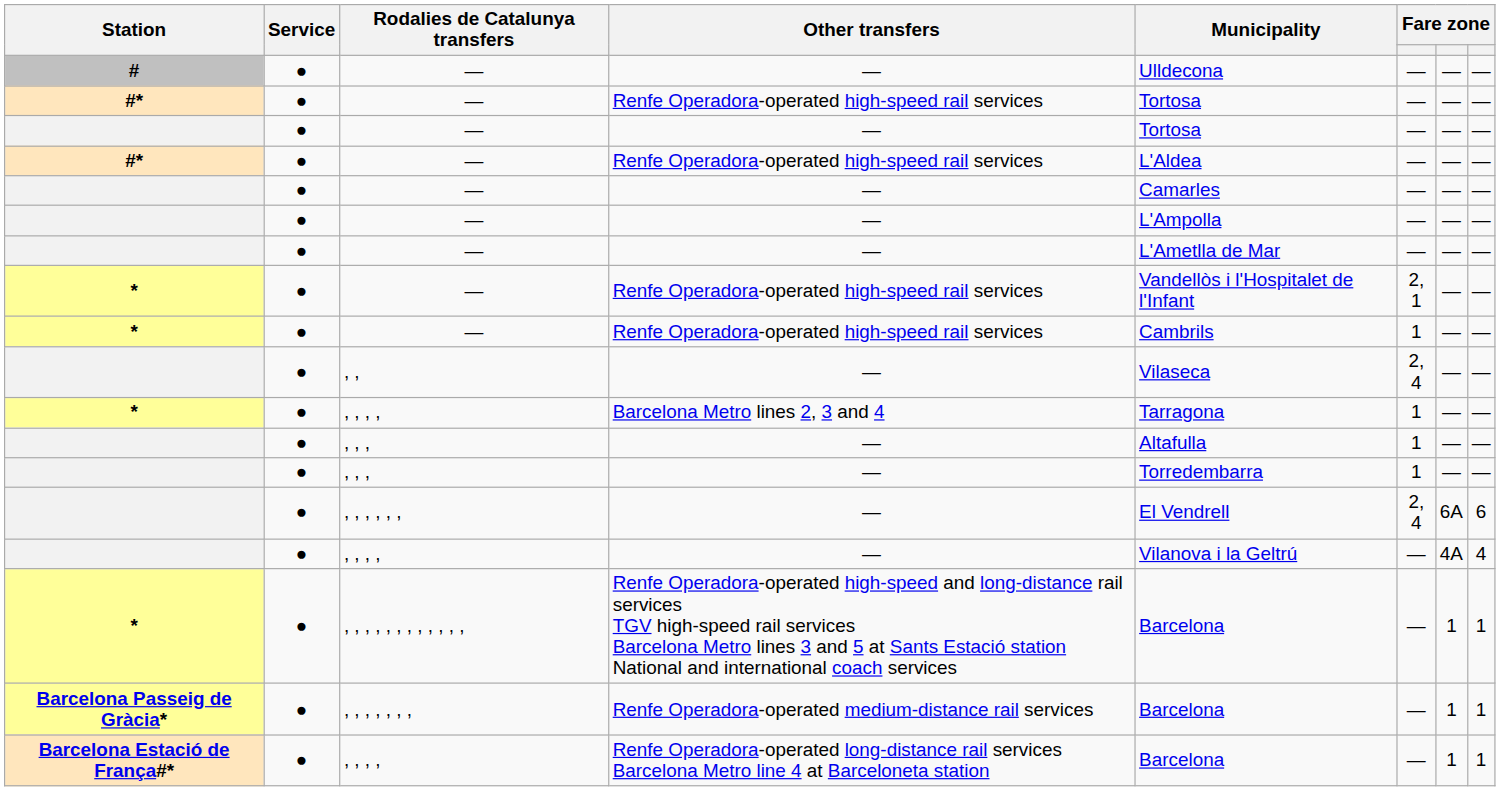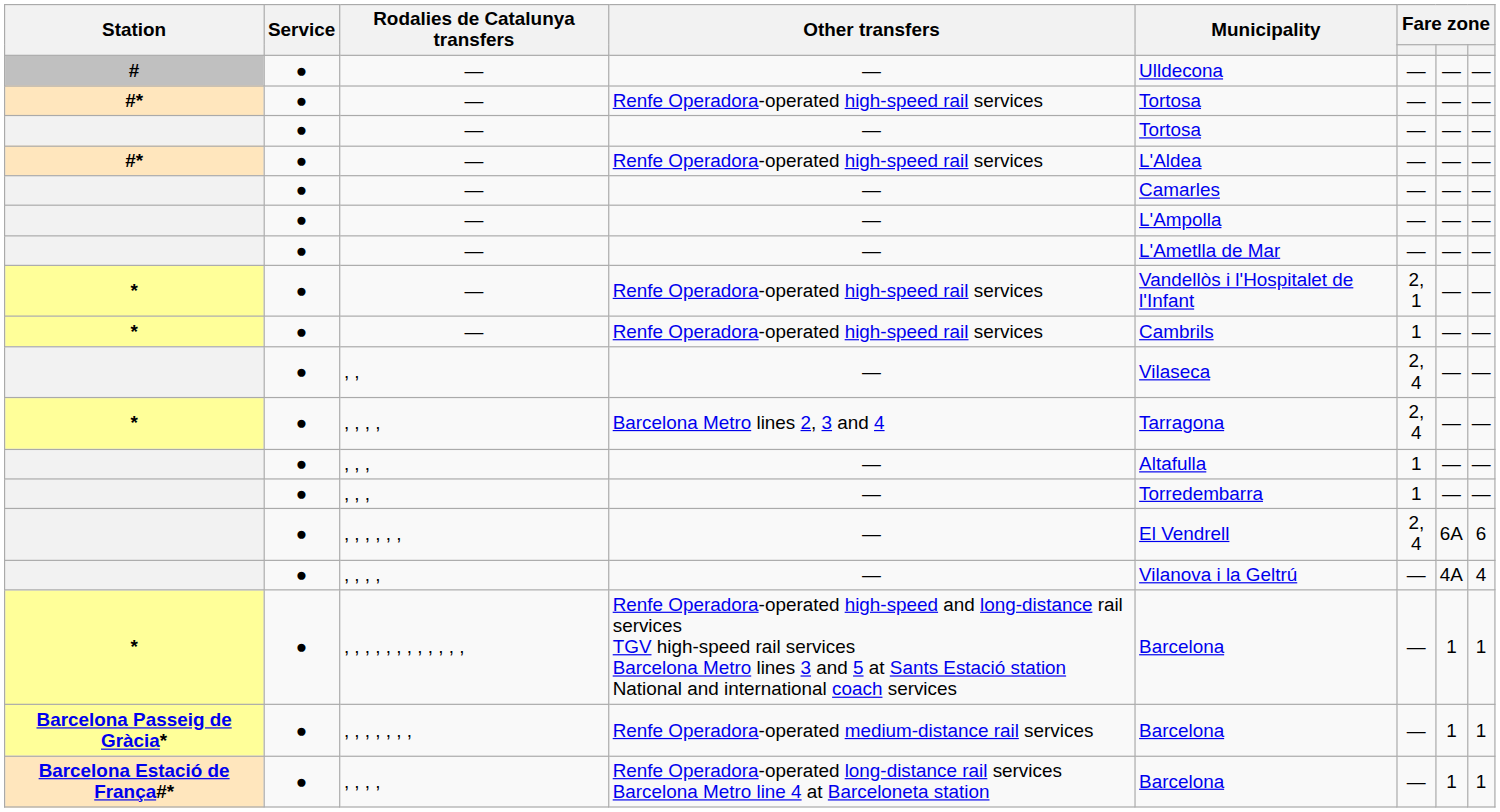(1416, 412) 1 -> (1416, 423) 2, 4
